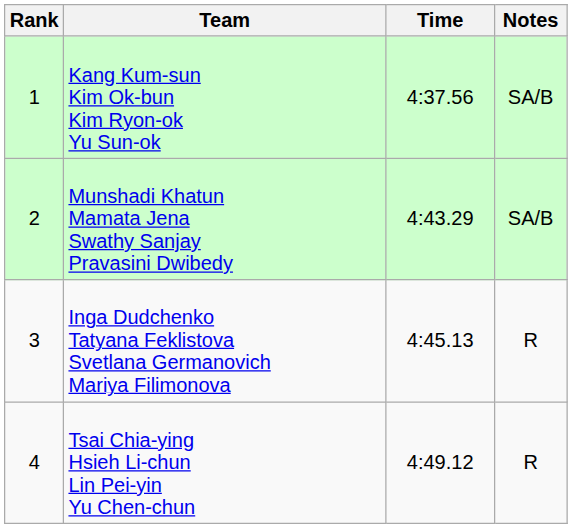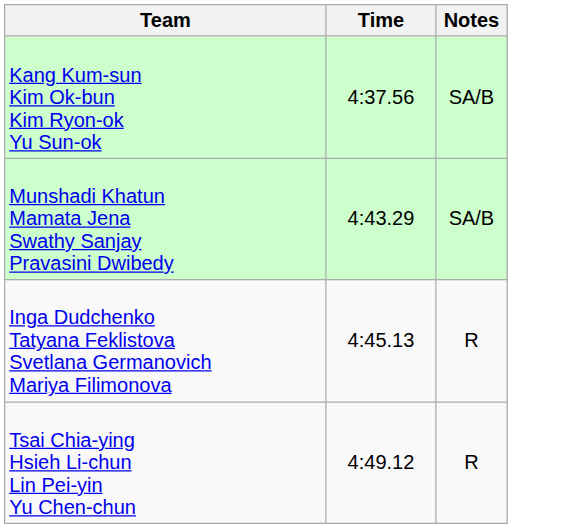- column: (34, 20)
